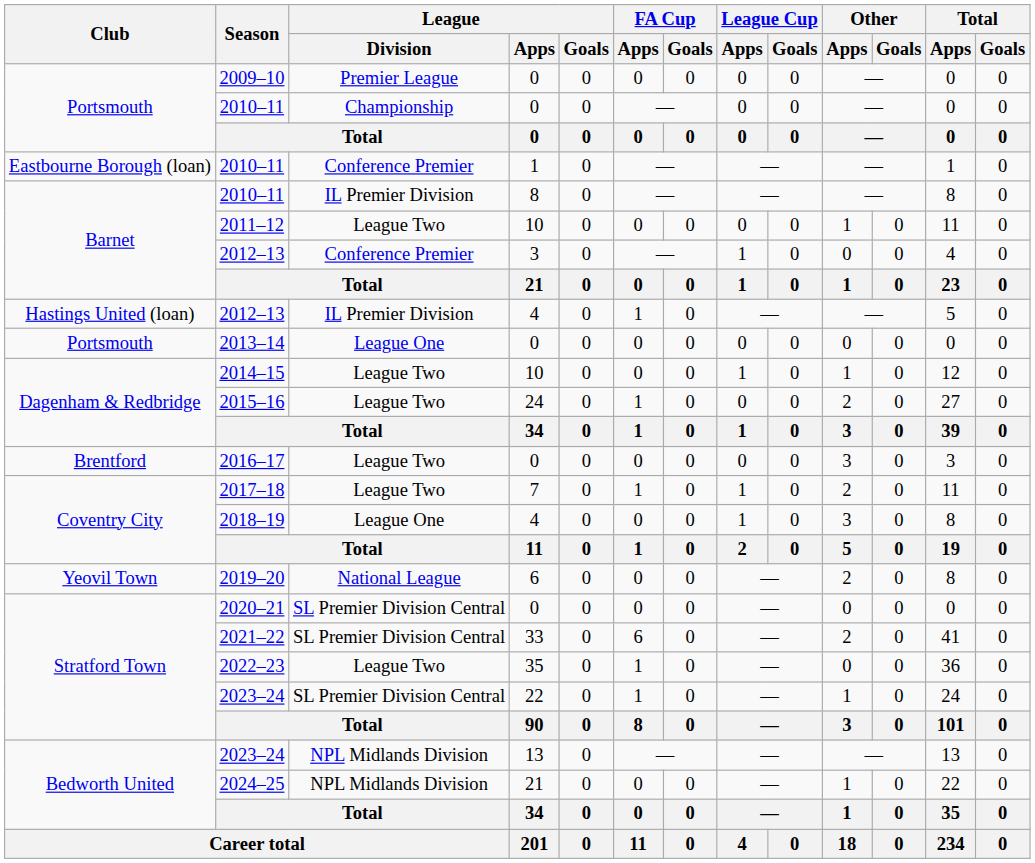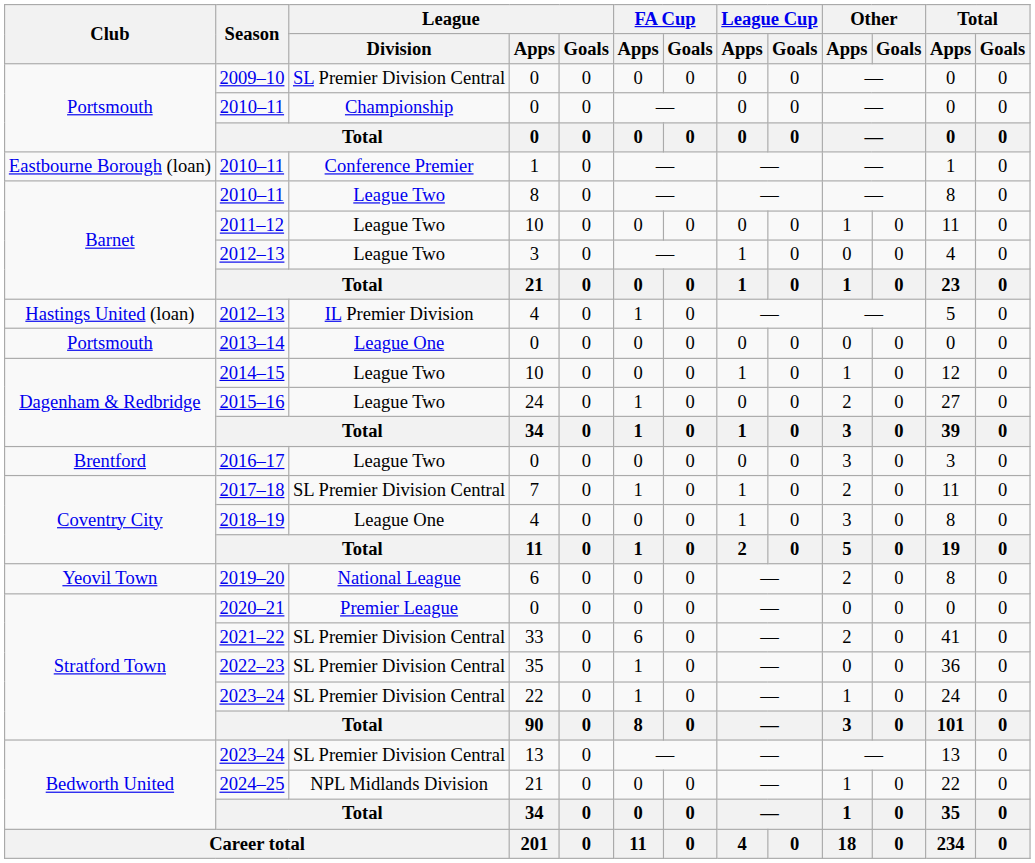(399, 78) Premier League -> (399, 78) SL Premier Division Central
(399, 195) IL Premier Division -> (399, 195) League Two
(399, 254) Conference Premier -> (399, 254) League Two
(399, 490) League Two -> (399, 490) SL Premier Division Central
(399, 607) SL Premier Division Central -> (399, 607) Premier League
(399, 666) League Two -> (399, 666) SL Premier Division Central
(399, 755) NPL Midlands Division -> (399, 755) SL Premier Division Central
